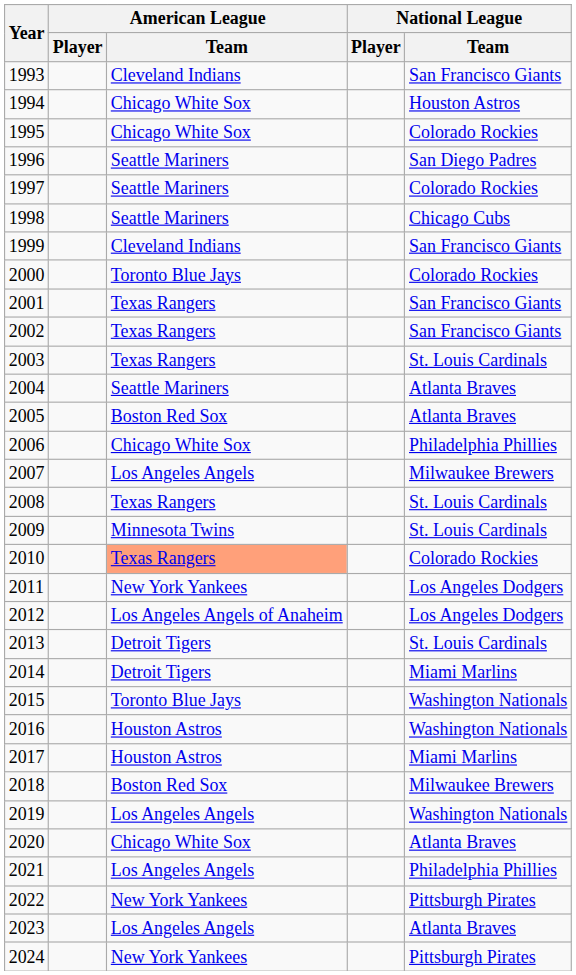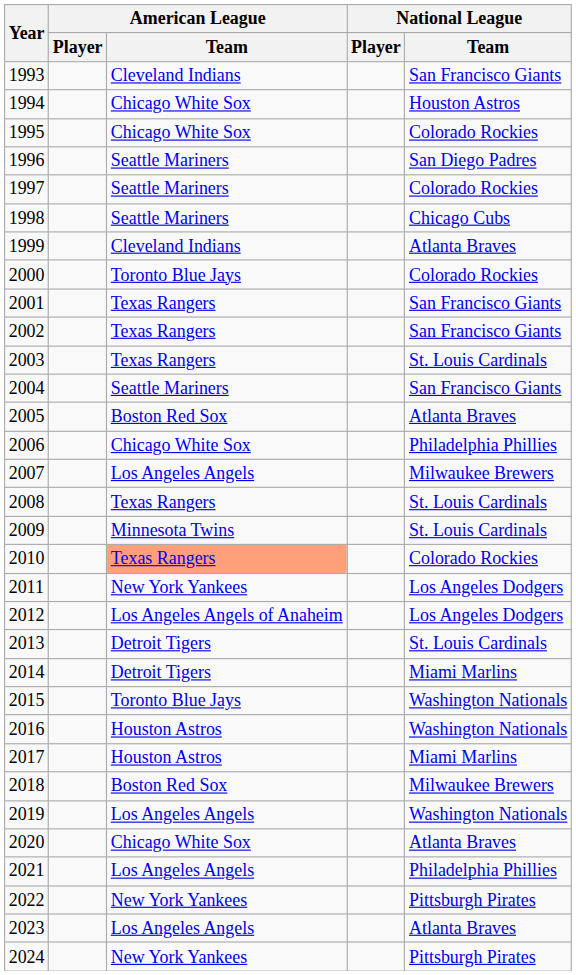(485, 246) San Francisco Giants -> (463, 246) Atlanta Braves
(463, 388) Atlanta Braves -> (485, 388) San Francisco Giants
